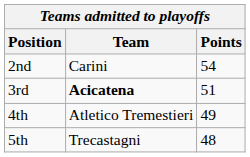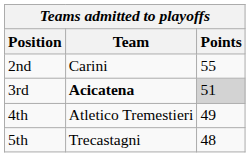(208, 66) 54 -> (208, 66) 55
(208, 90) no background -> (208, 90) lightgrey background
